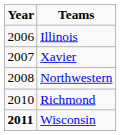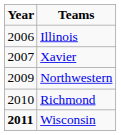(21, 78) 2008 -> (21, 78) 2009
